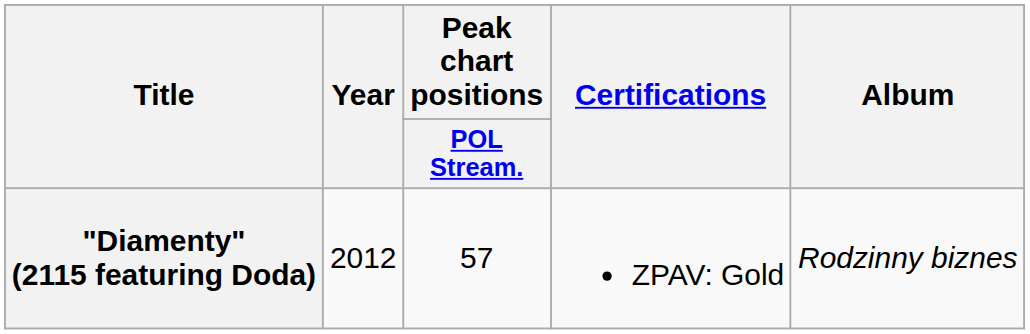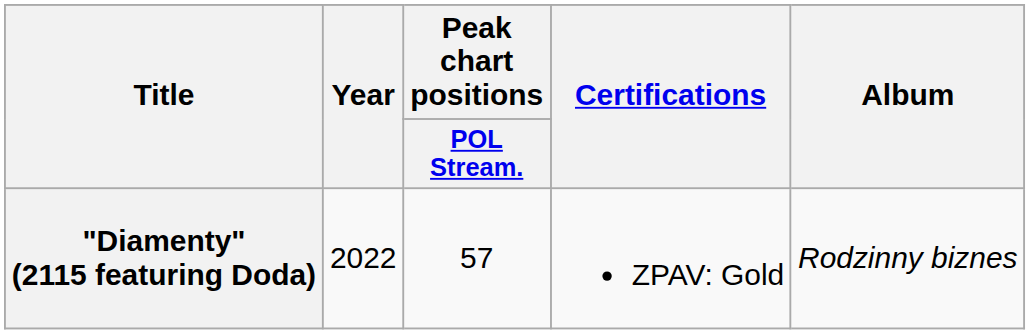(363, 257) 2012 -> (363, 257) 2022
